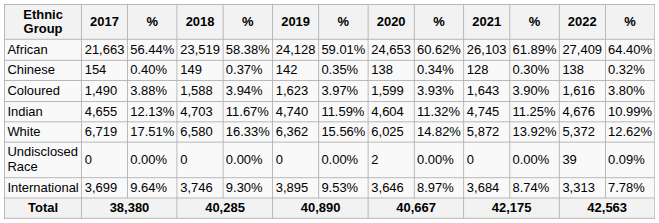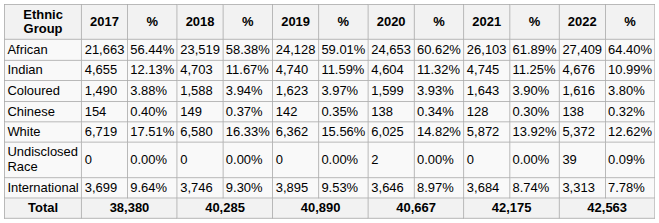rows swapped: (31, 70) <-> (25, 111)
